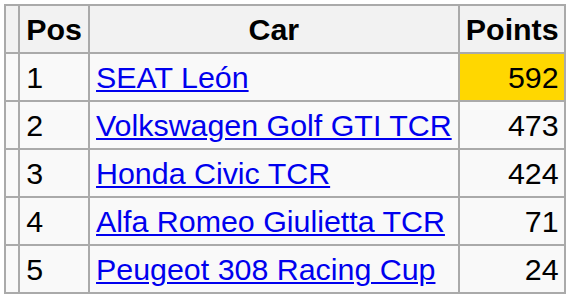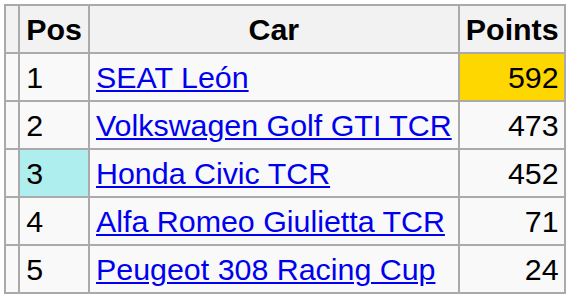(35, 174) no background -> (35, 174) paleturquoise background
(533, 174) 424 -> (533, 174) 452
